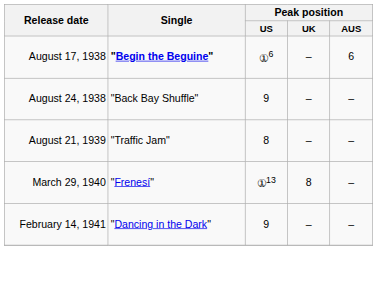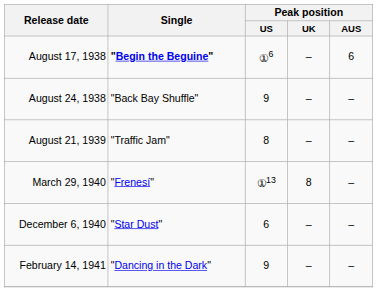+ row: (62, 224)
